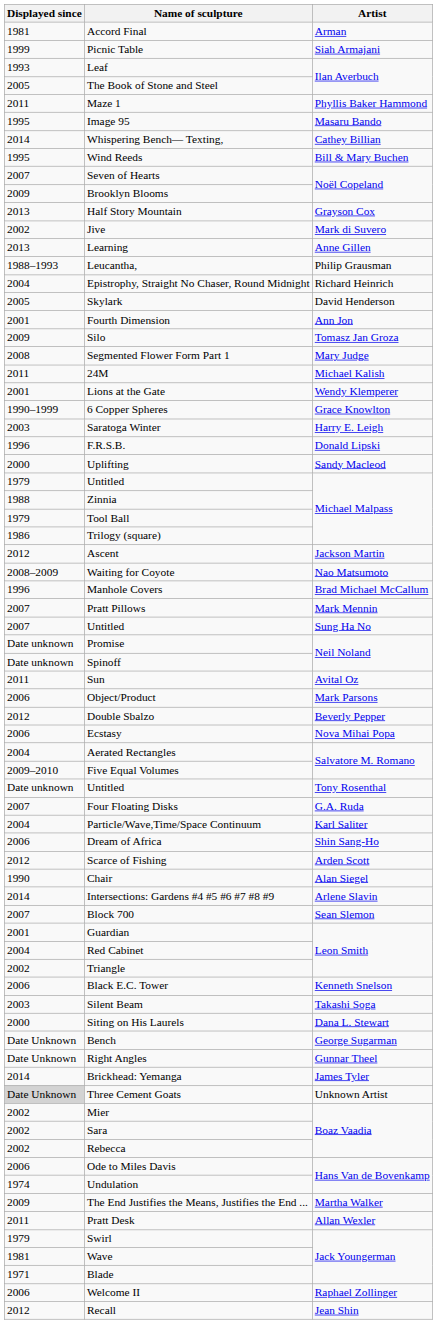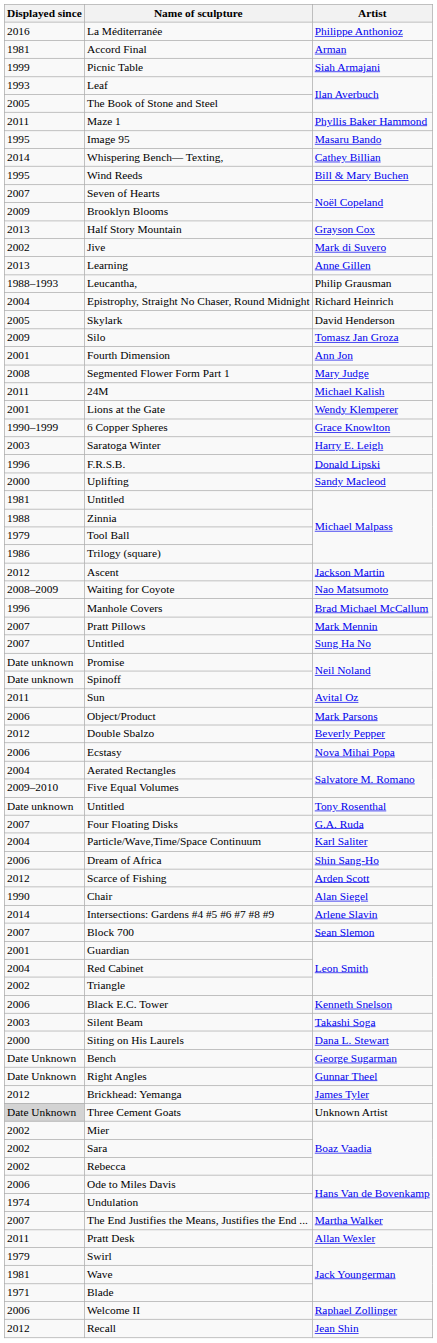+ row: (125, 31)
rows swapped: (96, 337) <-> (128, 319)
(18, 481) 1979 -> (18, 499) 1981
(18, 1076) 2014 -> (18, 1094) 2012
(18, 1202) 2009 -> (18, 1220) 2007
